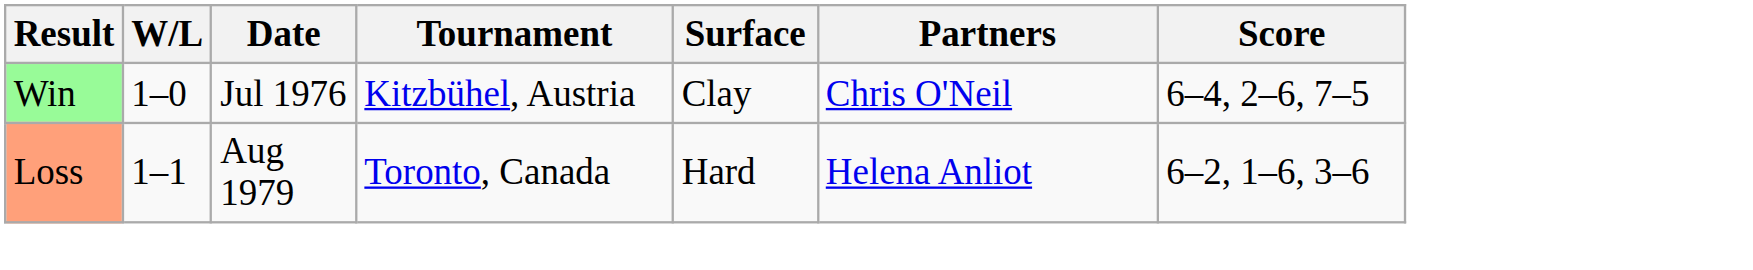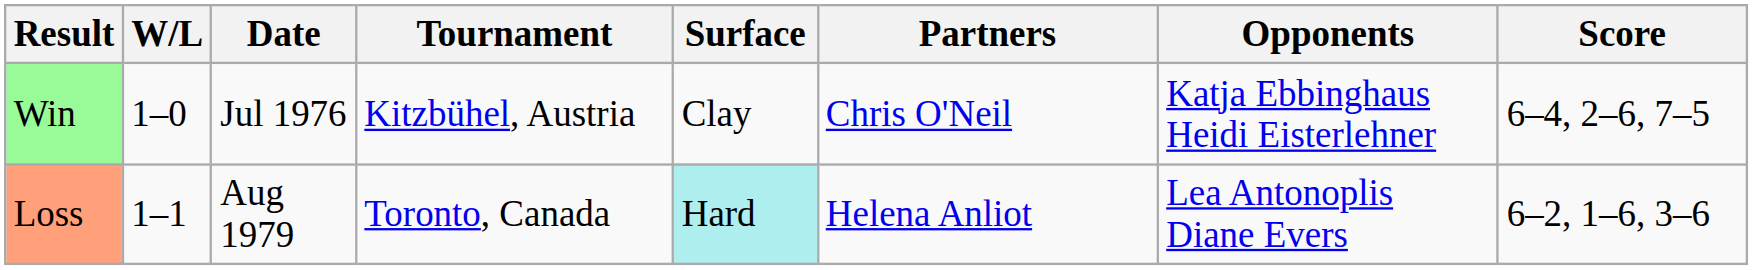+ column: (1328, 33)
(719, 171) no background -> (719, 213) paleturquoise background
